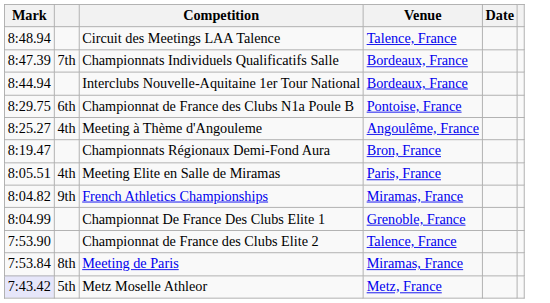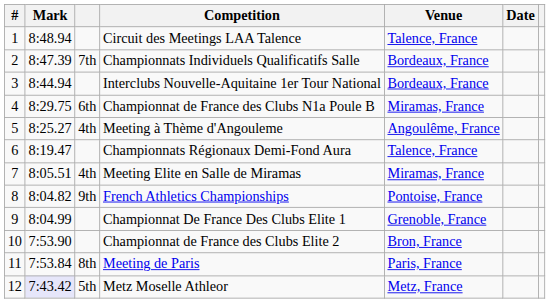+ column: (15, 15)
(414, 106) Pontoise, France -> (436, 106) Miramas, France
(404, 151) Bron, France -> (432, 151) Talence, France
(404, 173) Paris, France -> (436, 173) Miramas, France
(415, 196) Miramas, France -> (435, 196) Pontoise, France
(412, 241) Talence, France -> (425, 241) Bron, France
(415, 264) Miramas, France -> (425, 264) Paris, France
